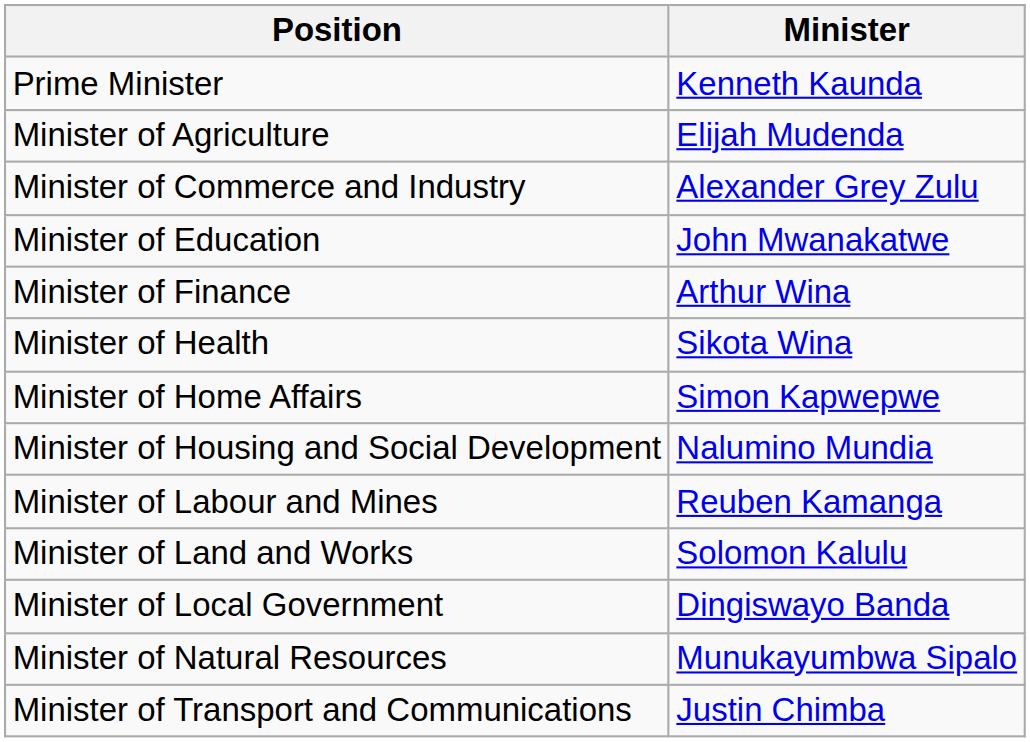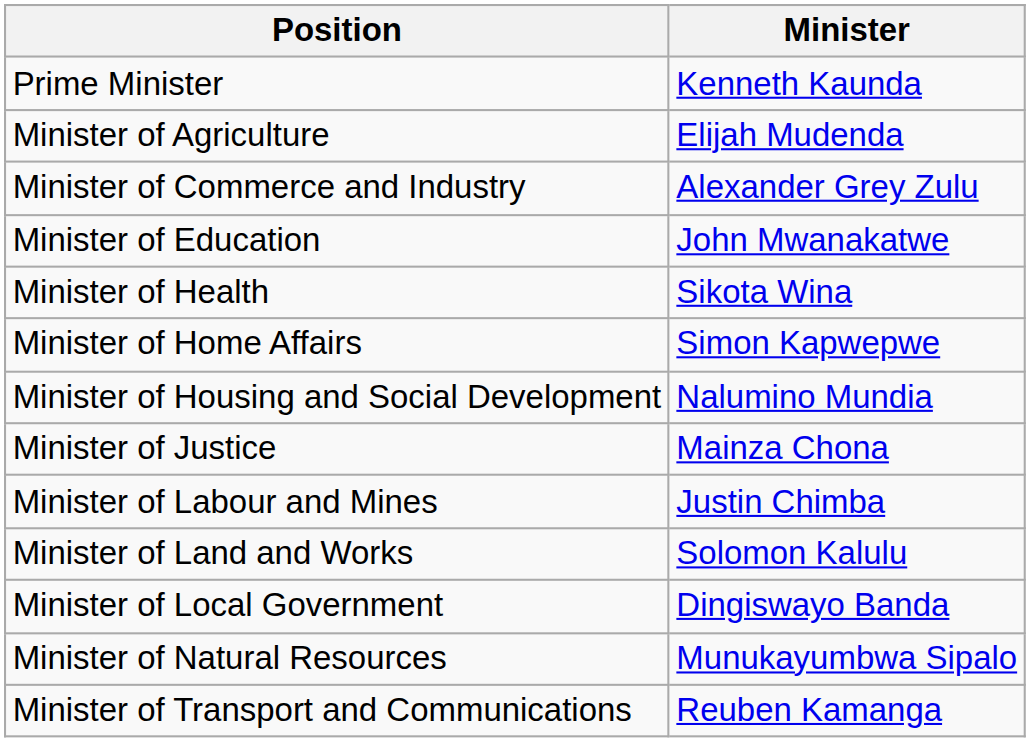- row: (152, 291)
+ row: (145, 448)
(809, 501) Reuben Kamanga -> (781, 501) Justin Chimba
(781, 710) Justin Chimba -> (809, 710) Reuben Kamanga
